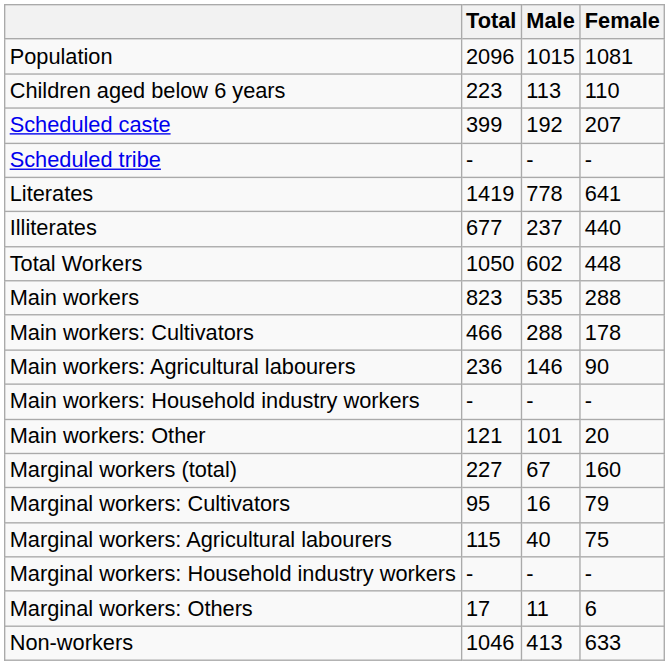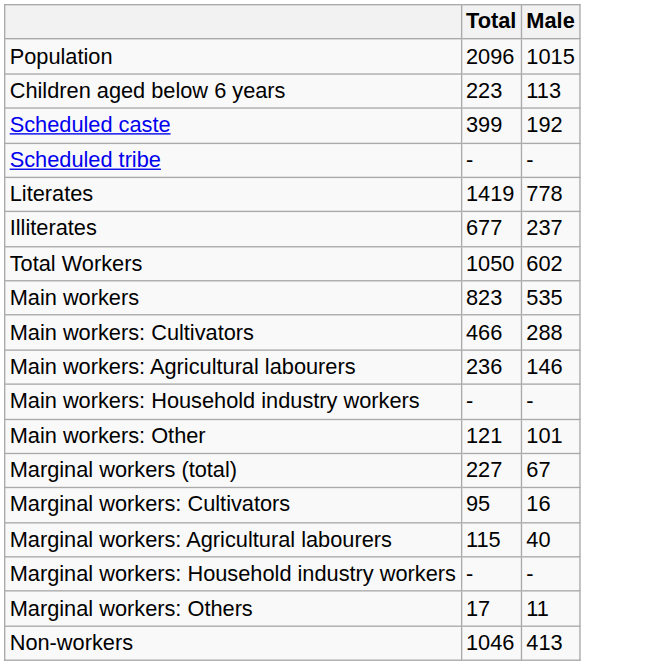- column: (622, 21)
